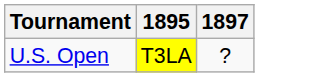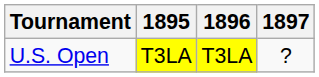+ column: (227, 22)
